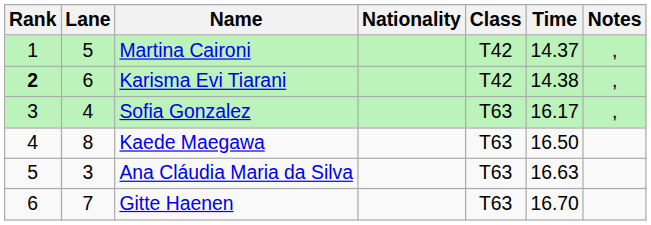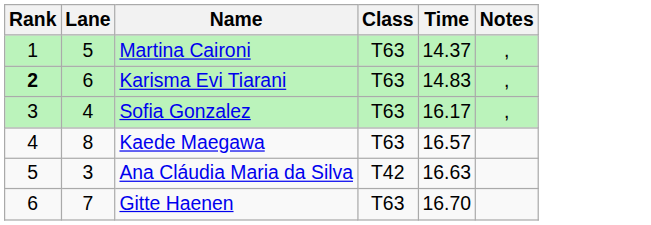- column: (411, 19)
(496, 50) T42 -> (388, 50) T63
(496, 81) T42 -> (388, 81) T63
(555, 81) 14.38 -> (447, 81) 14.83
(555, 142) 16.50 -> (447, 142) 16.57
(496, 173) T63 -> (388, 173) T42
